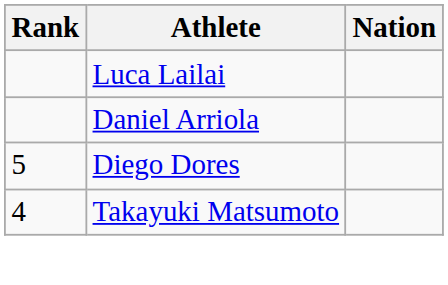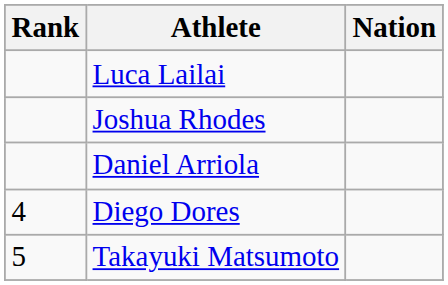+ row: (179, 119)
(19, 165) 5 -> (19, 211) 4
(19, 211) 4 -> (19, 257) 5
